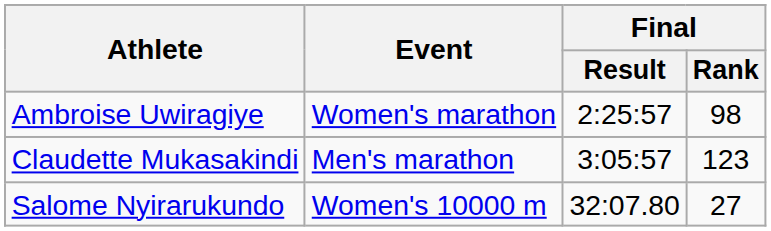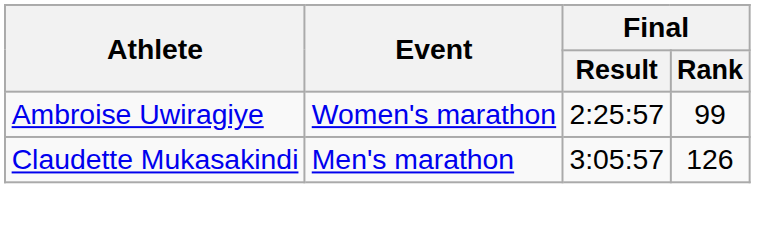(726, 115) 98 -> (710, 115) 99
(726, 160) 123 -> (710, 160) 126
- row: (148, 205)
